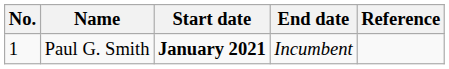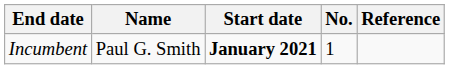columns swapped: (23, 19) <-> (313, 19)
